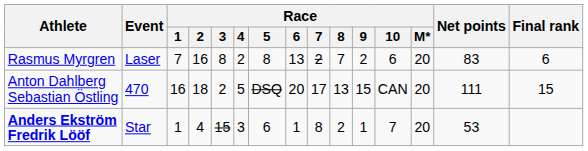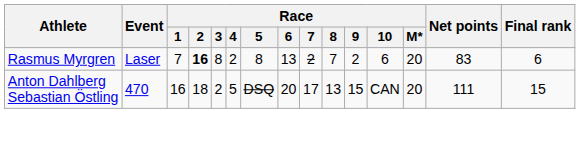(200, 59) normal -> (200, 59) bold
- row: (62, 127)
